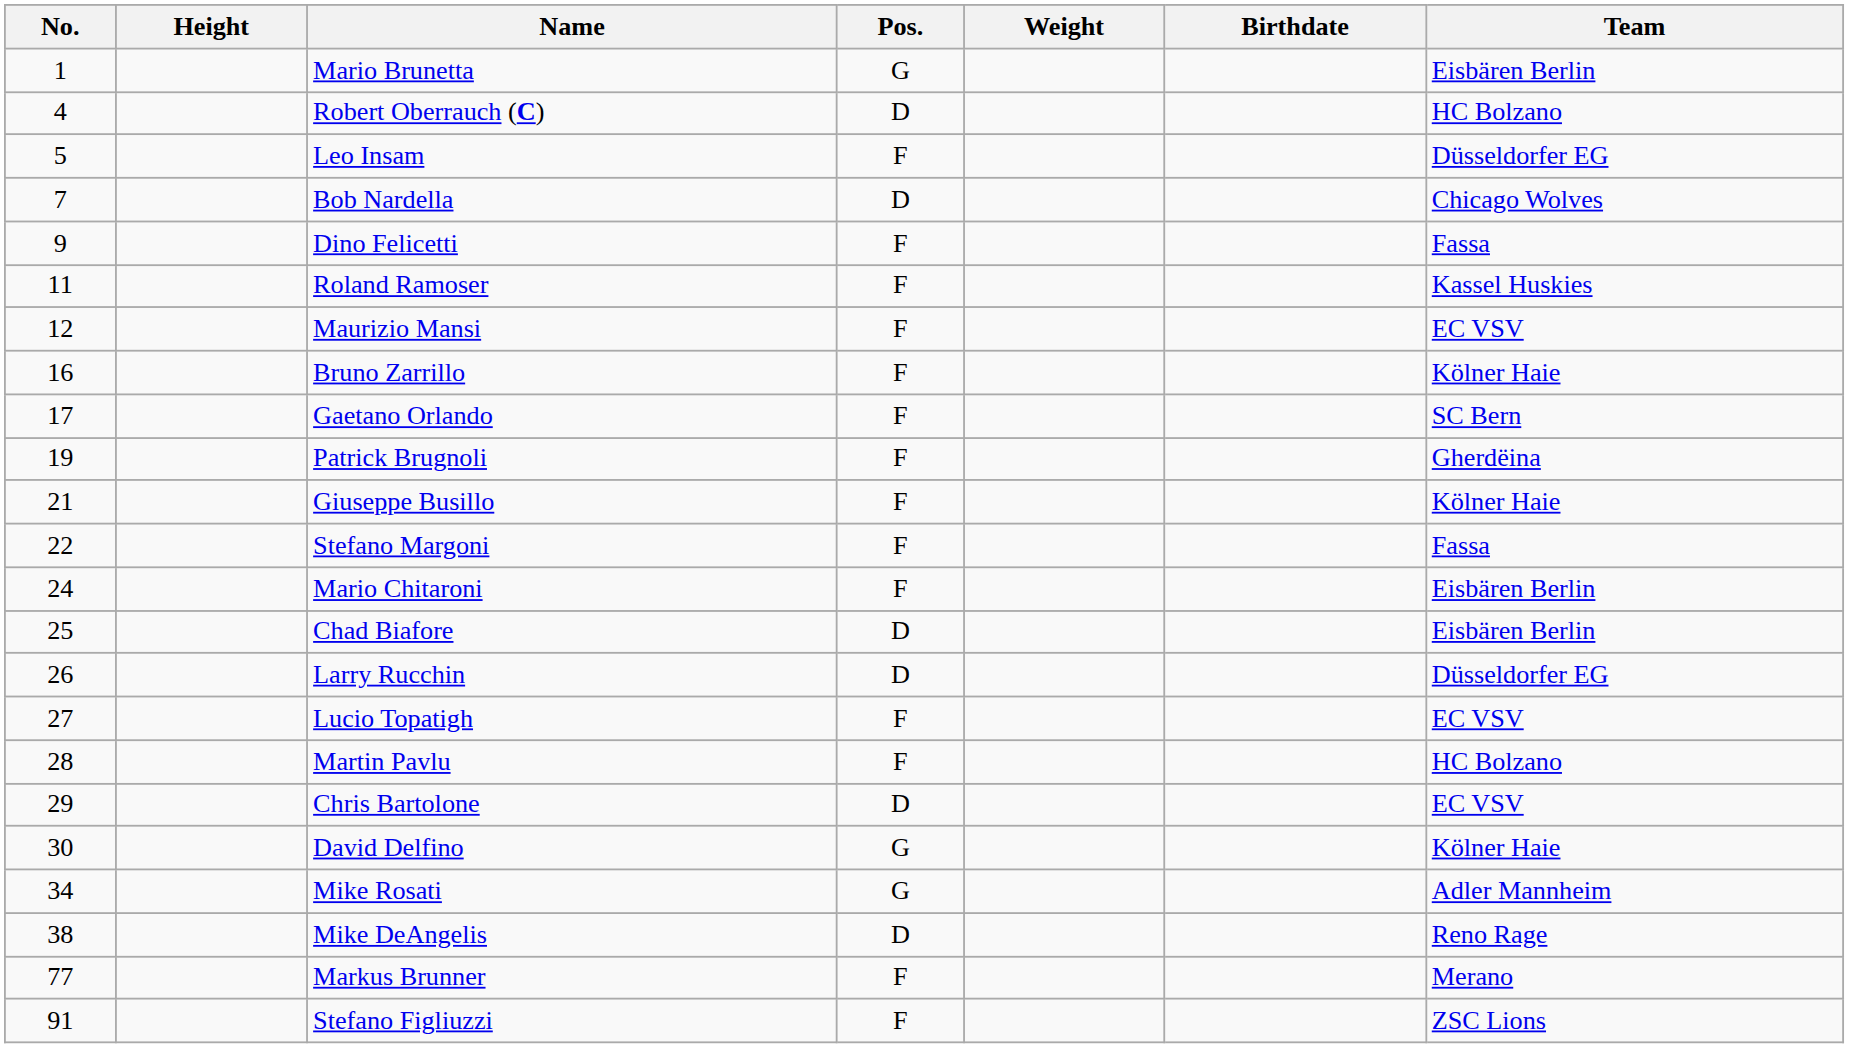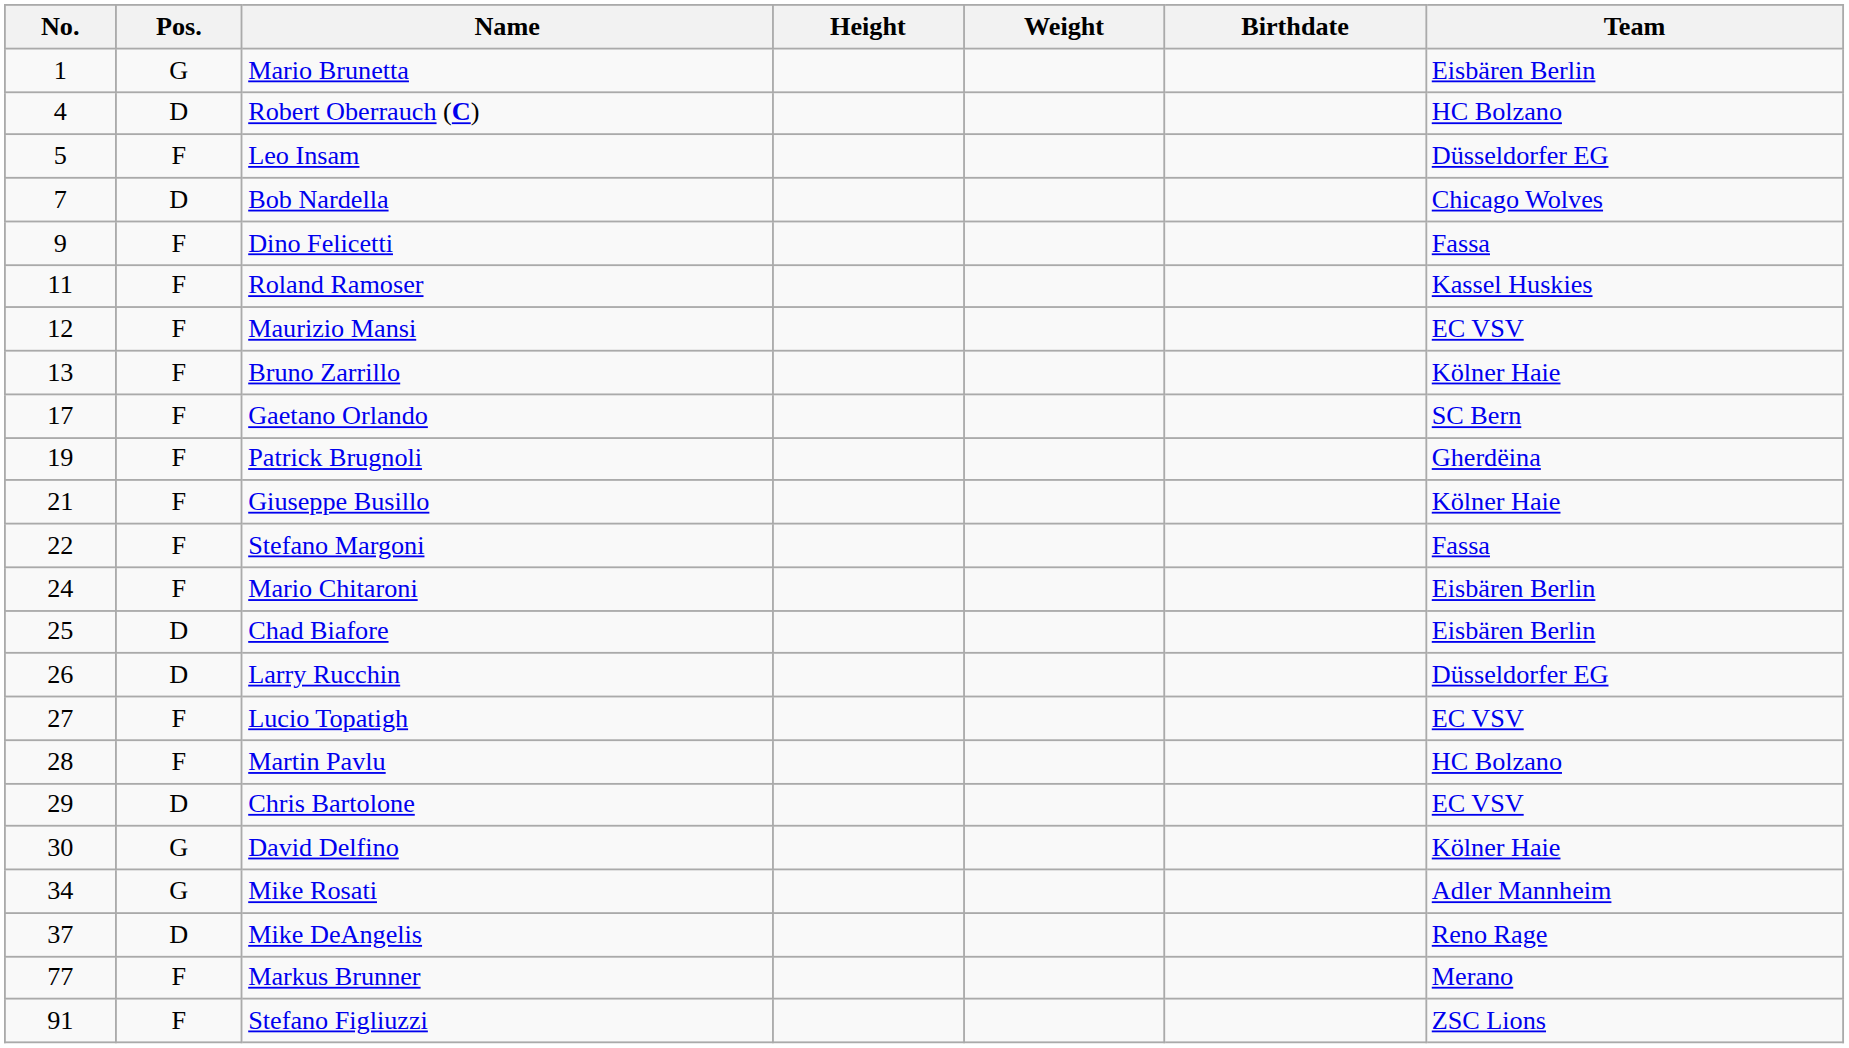columns swapped: (900, 26) <-> (211, 26)
(60, 372) 16 -> (60, 372) 13
(60, 934) 38 -> (60, 934) 37
